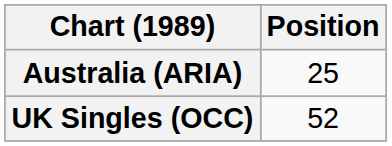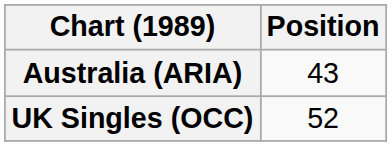(323, 72) 25 -> (323, 72) 43
